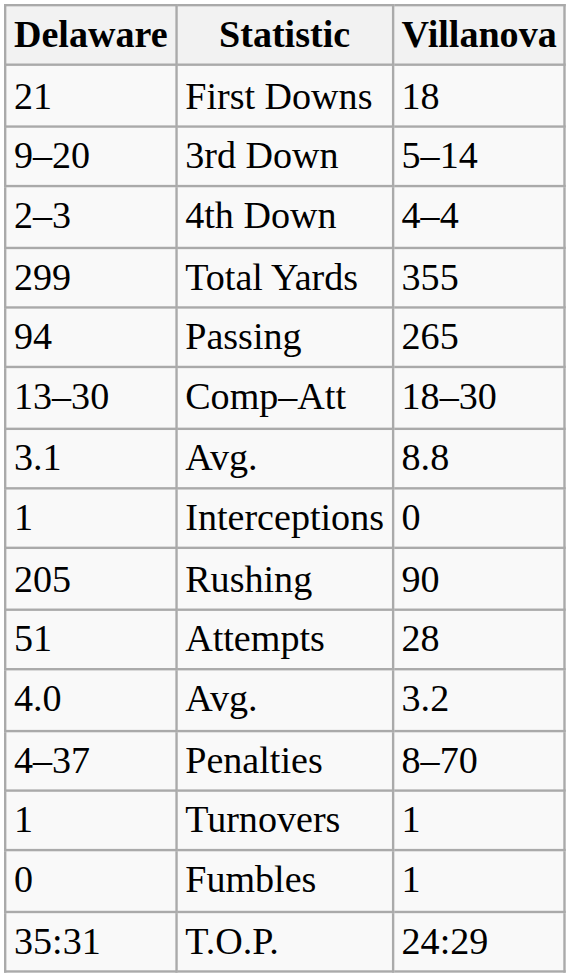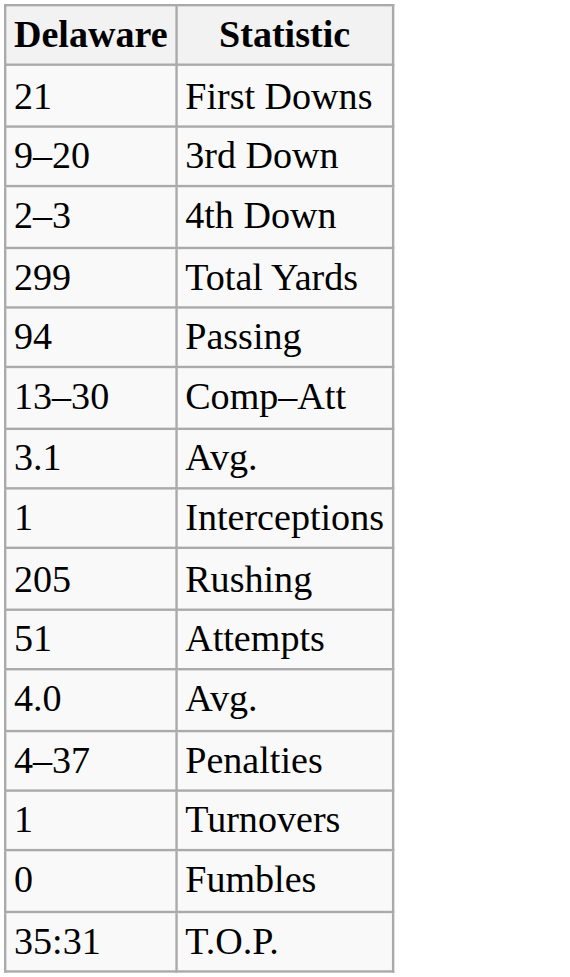- column: (479, 34)
